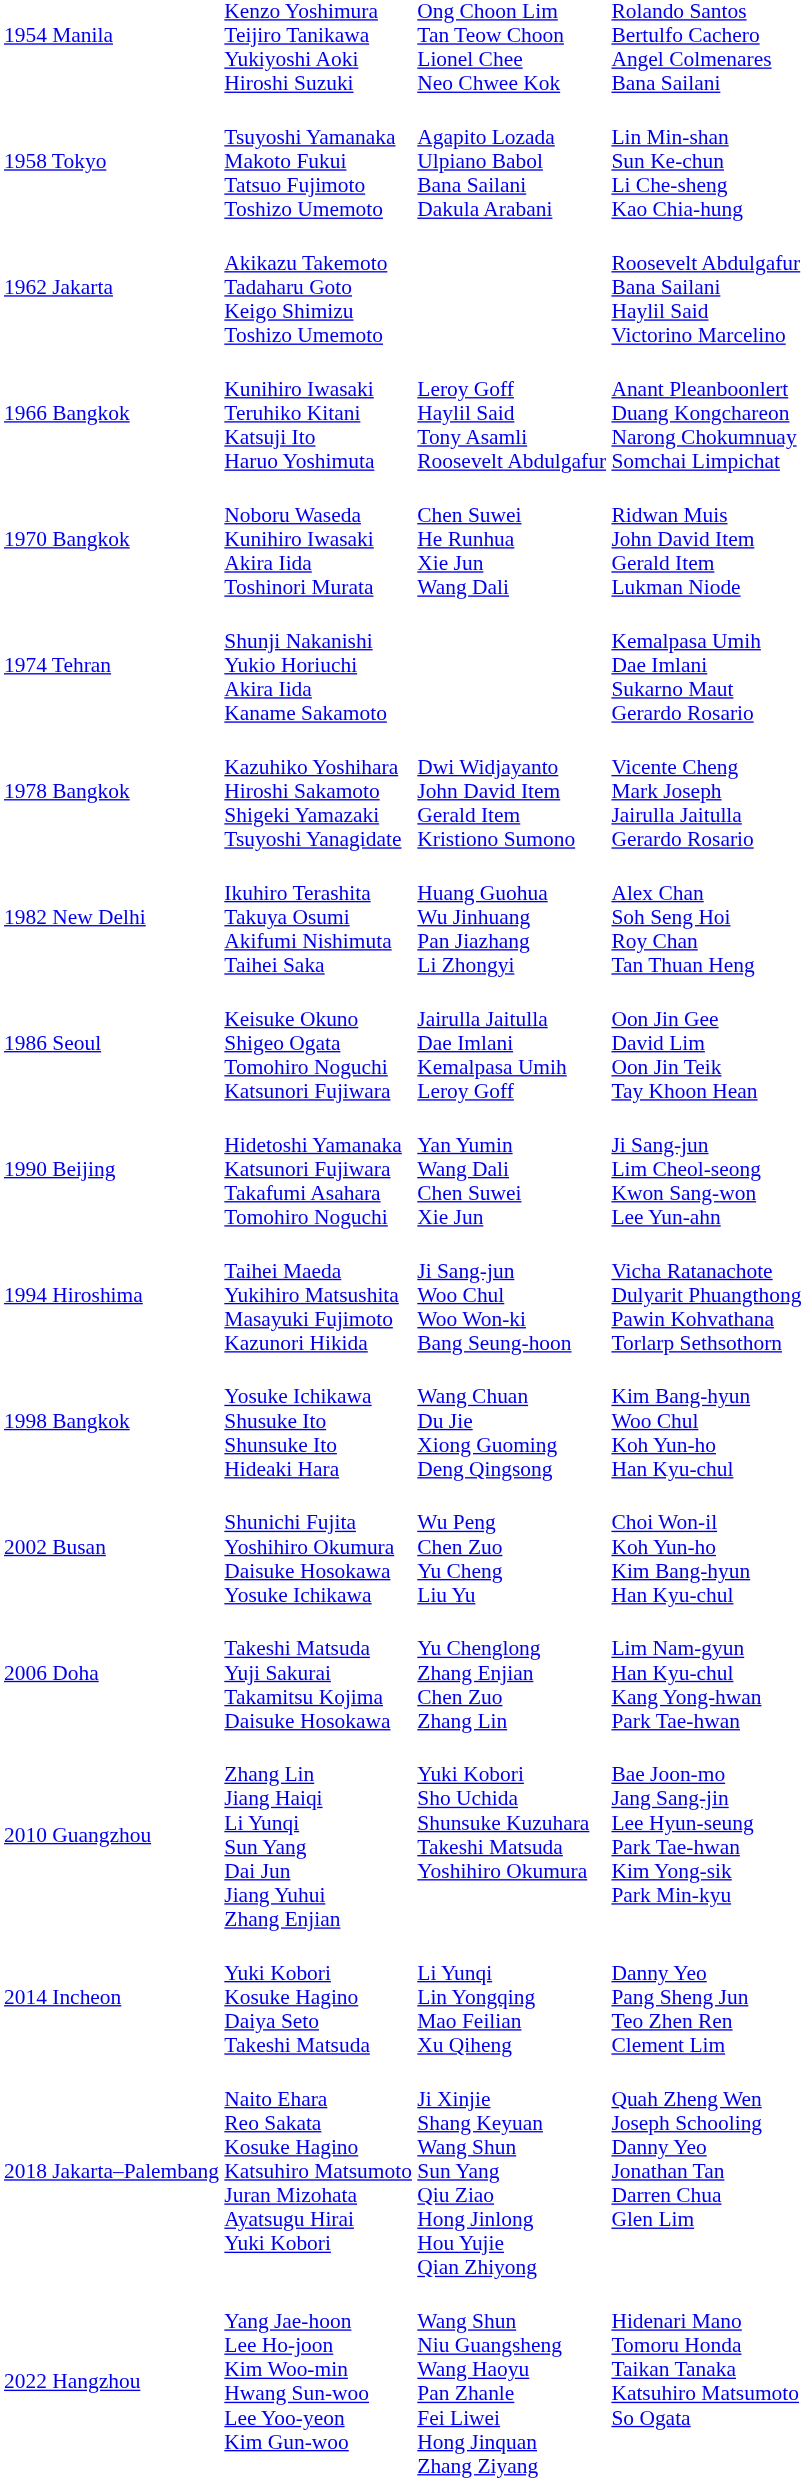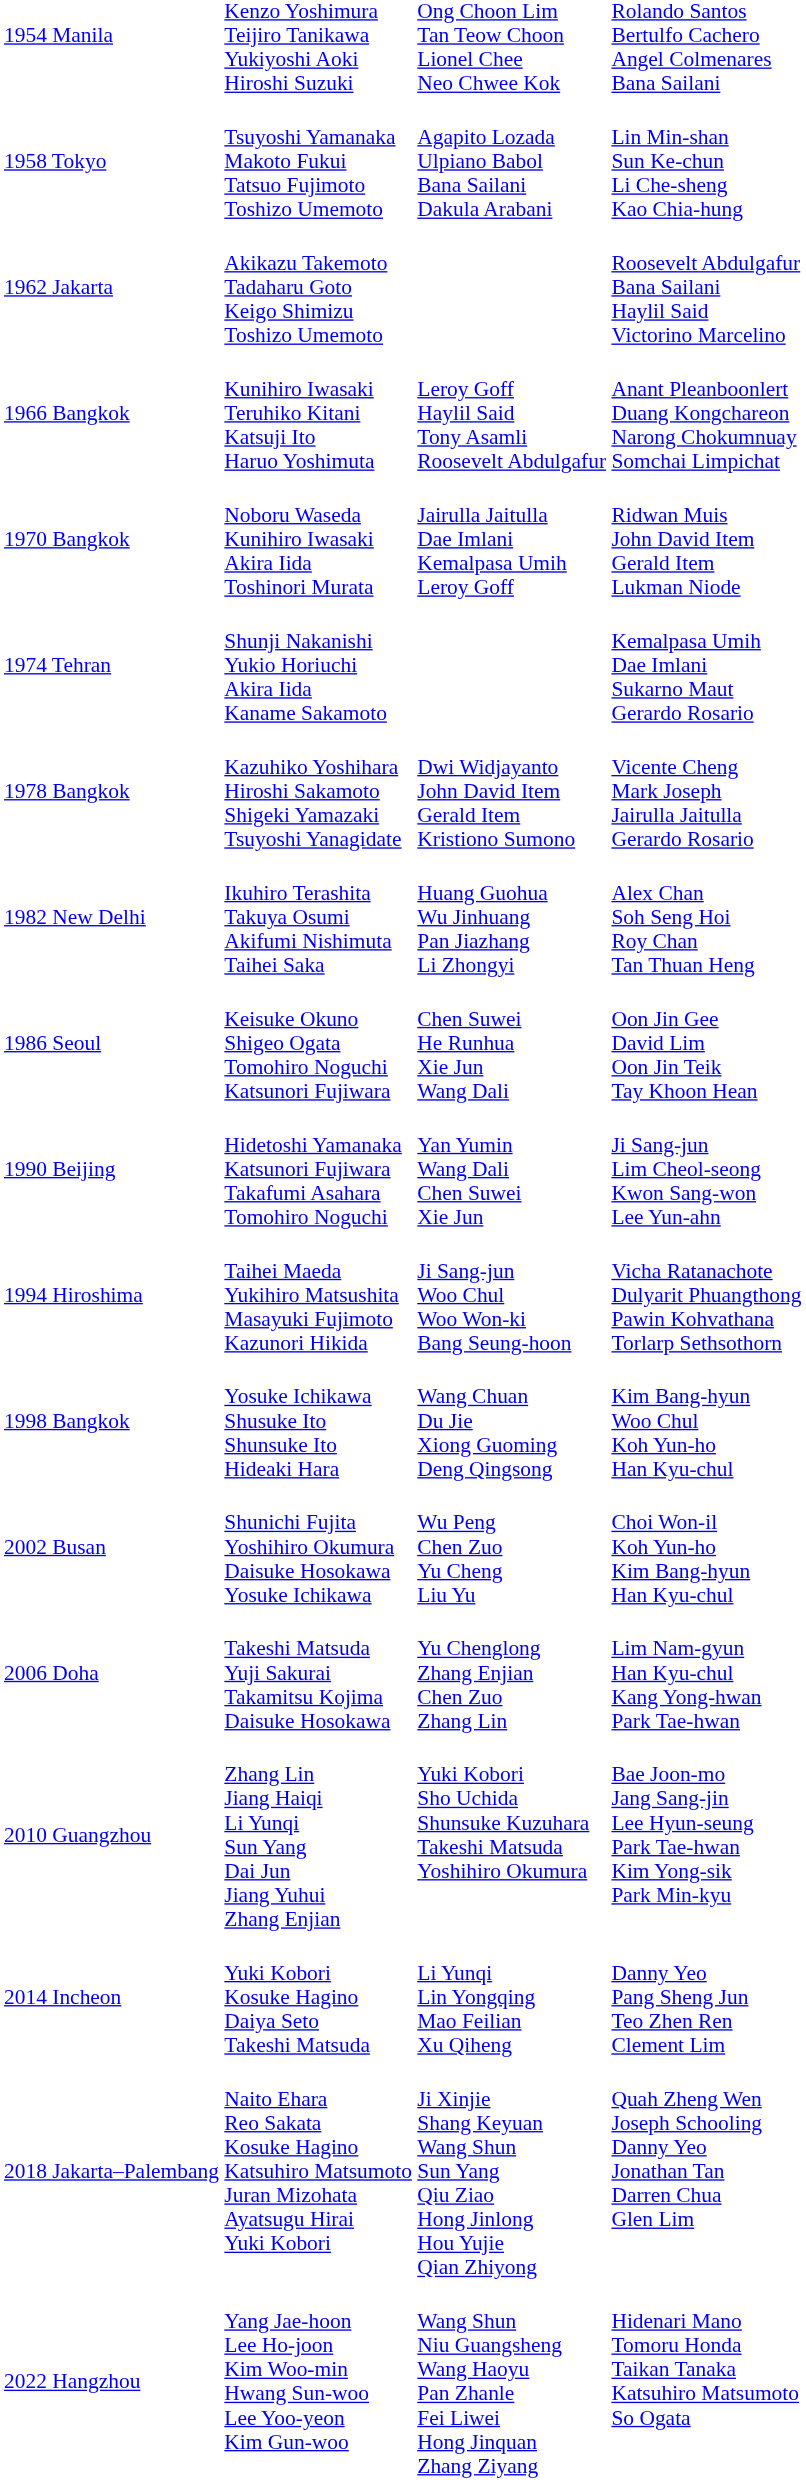(469, 551) Chen Suwei He Runhua Xie Jun Wang Dali -> (492, 551) Jairulla Jaitulla Dae Imlani Kemalpasa Umih Leroy Goff
(492, 1054) Jairulla Jaitulla Dae Imlani Kemalpasa Umih Leroy Goff -> (469, 1054) Chen Suwei He Runhua Xie Jun Wang Dali
